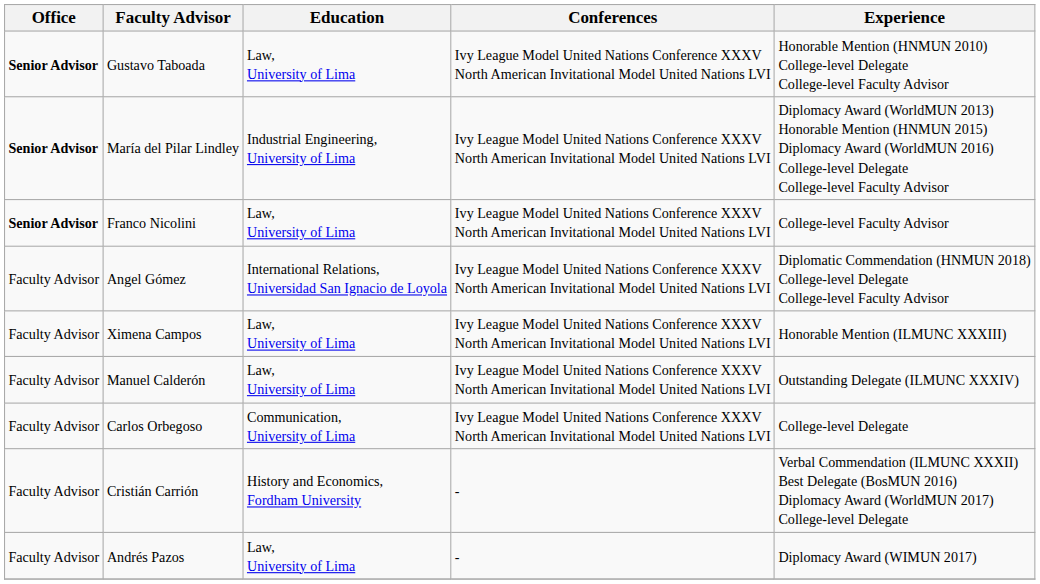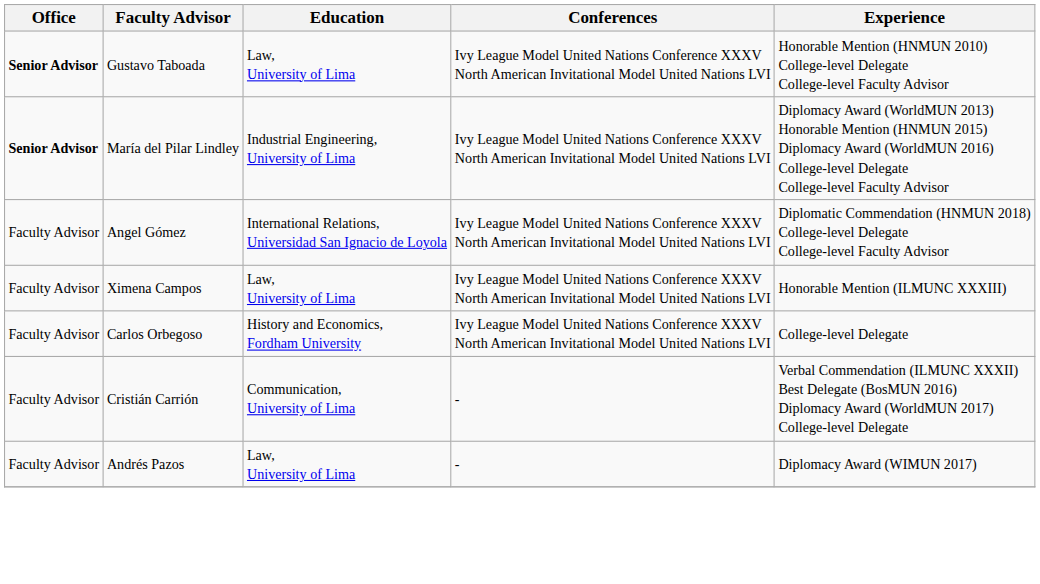- row: (151, 223)
- row: (156, 380)
(301, 426) Communication, University of Lima -> (315, 334) History and Economics, Fordham University
(315, 491) History and Economics, Fordham University -> (301, 399) Communication, University of Lima
